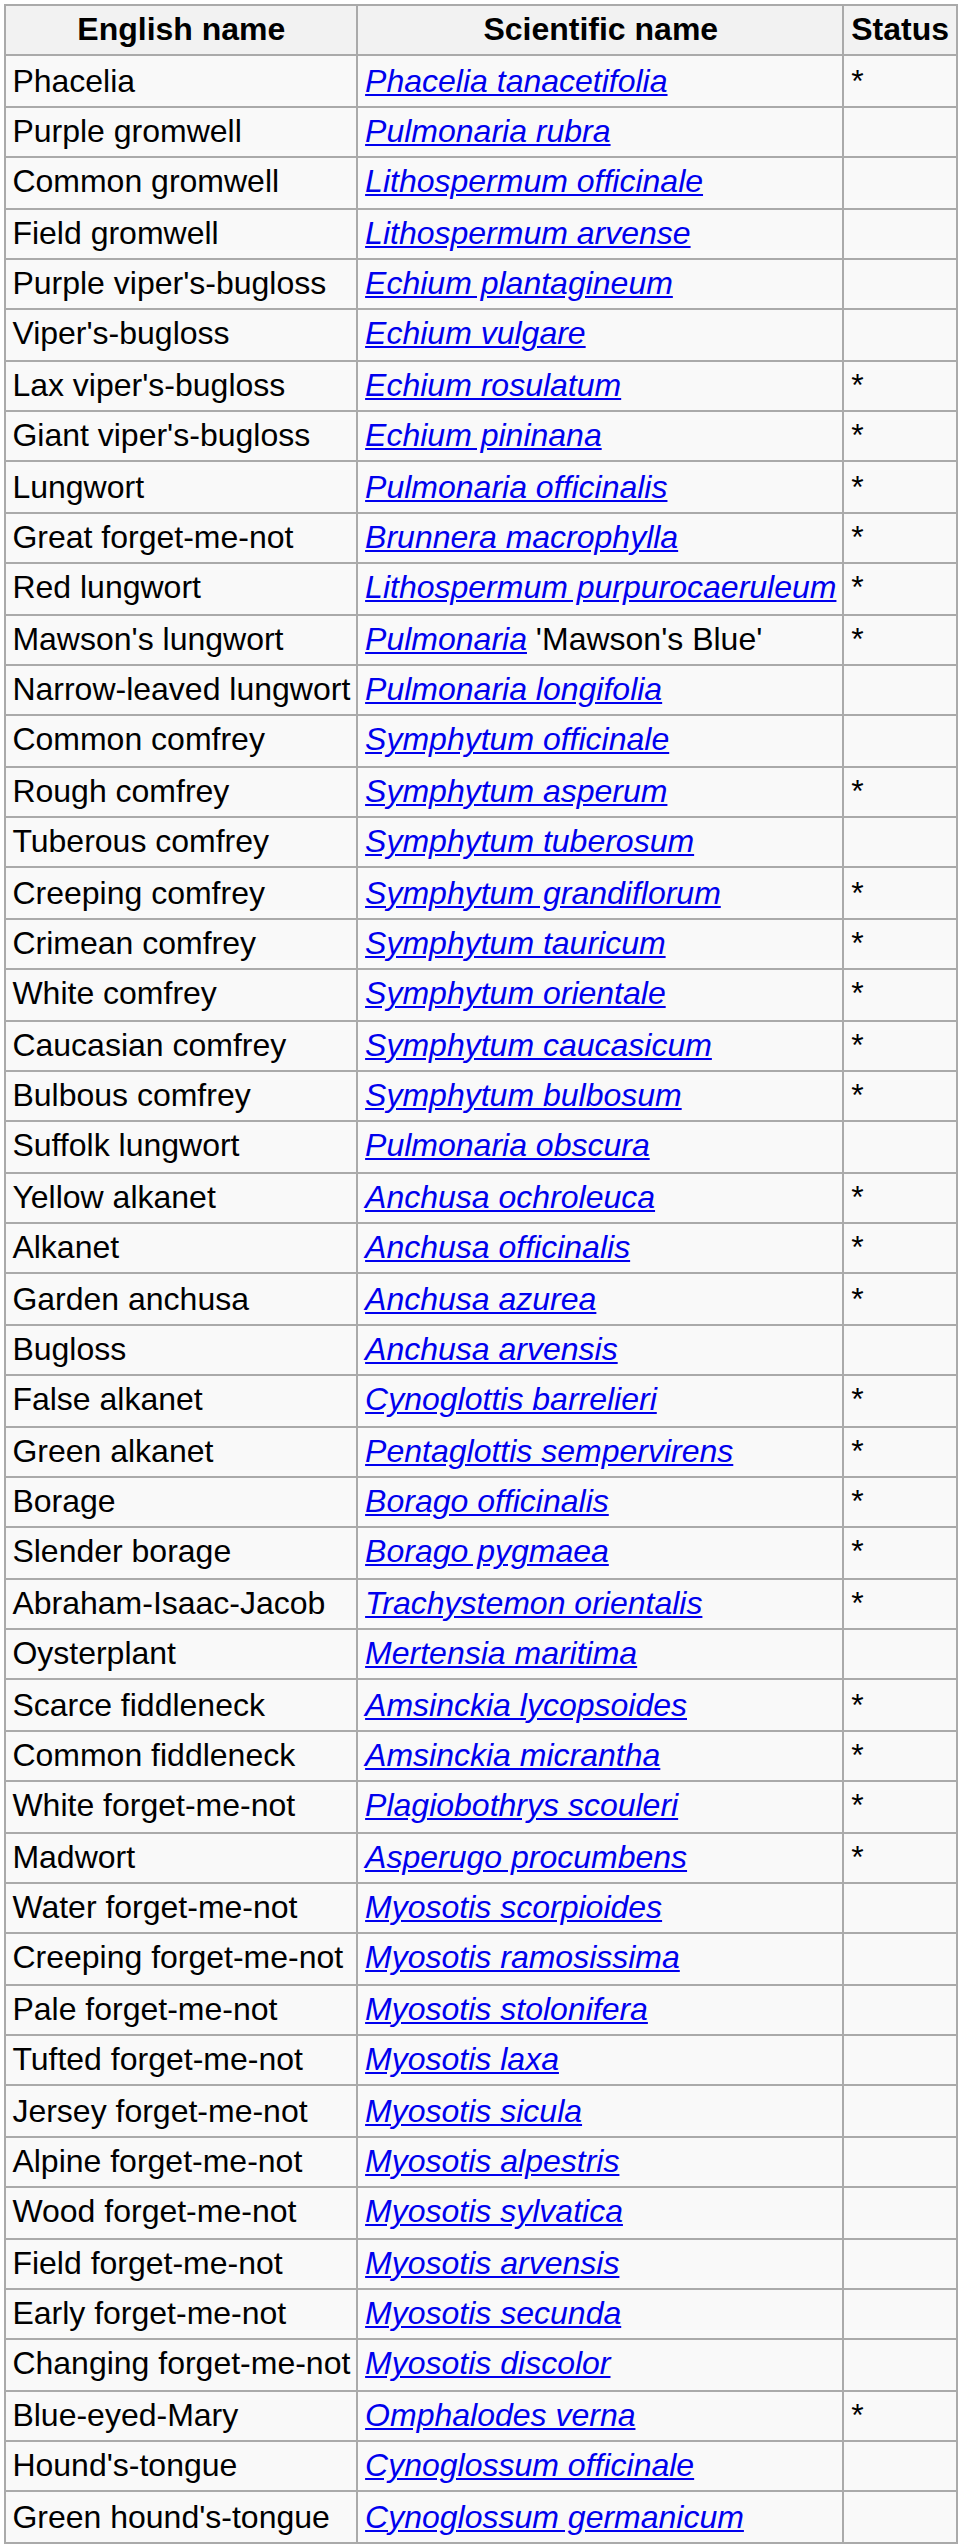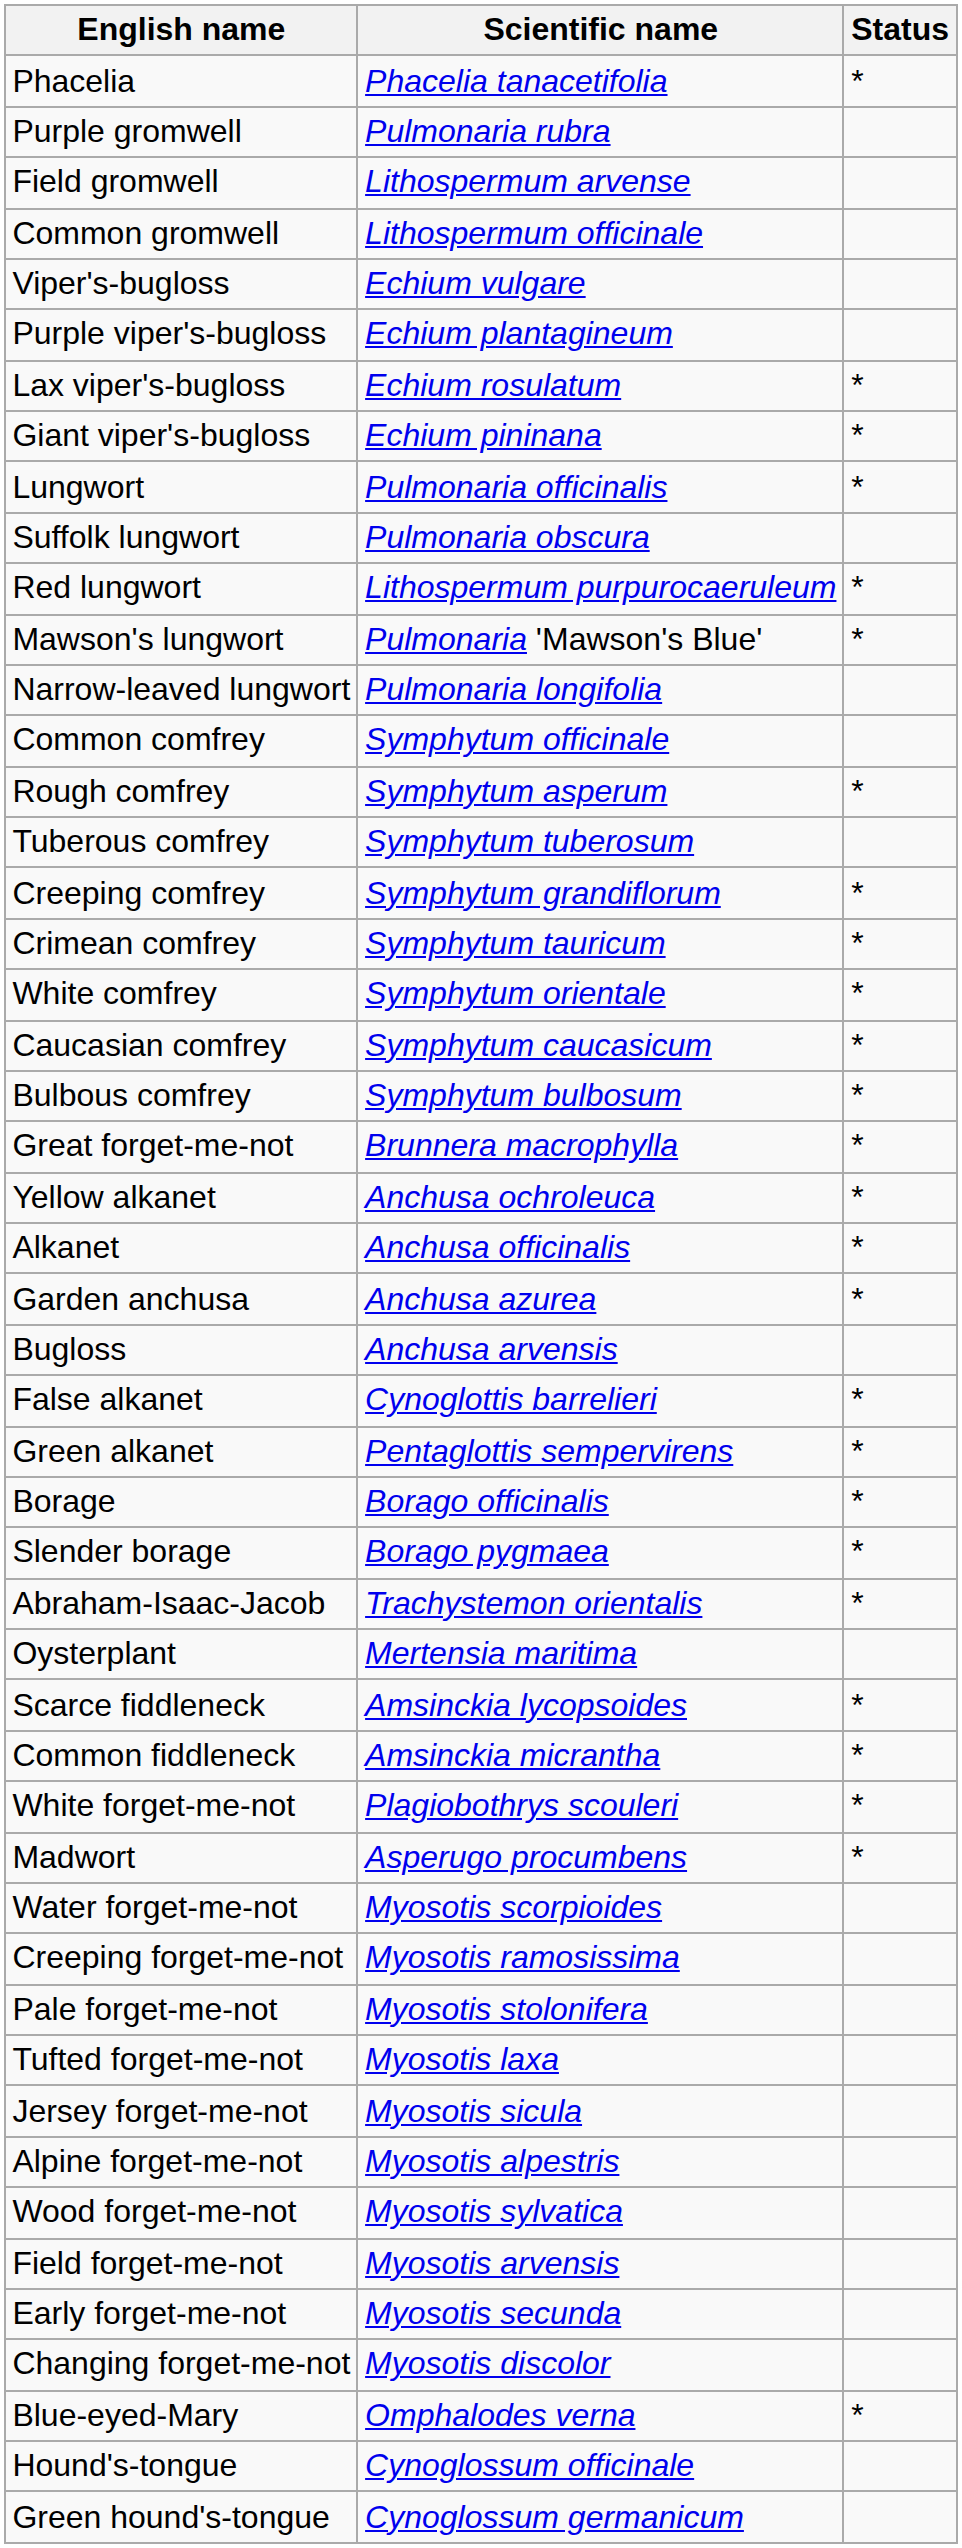rows swapped: (146, 182) <-> (116, 232)
rows swapped: (121, 334) <-> (169, 283)
rows swapped: (126, 1146) <-> (153, 537)
